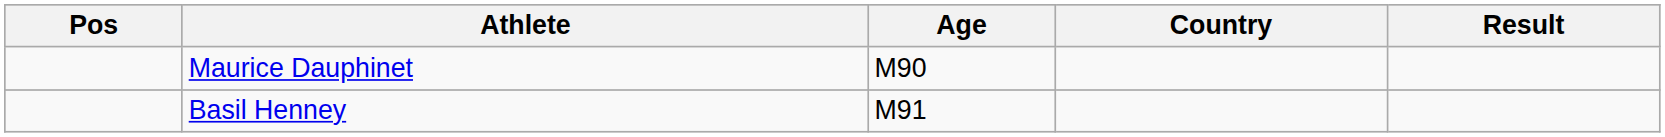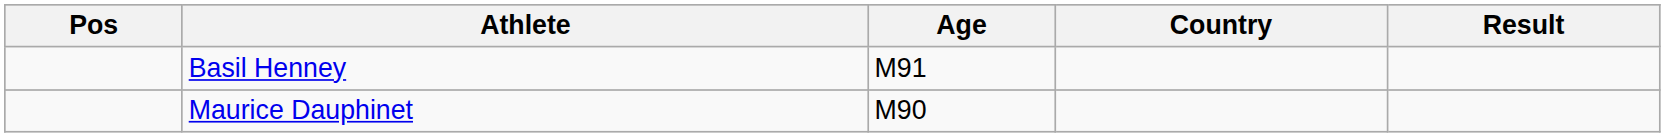rows swapped: (301, 68) <-> (267, 110)
